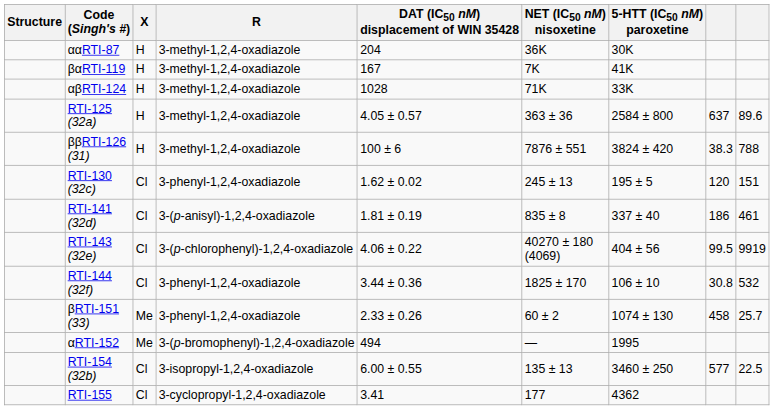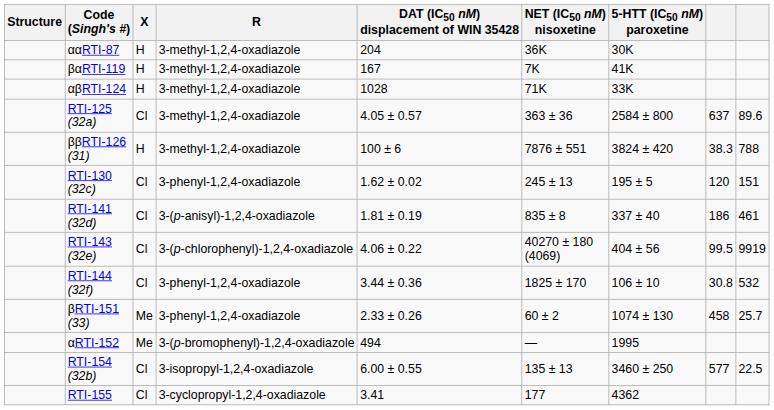(140, 115) H -> (142, 115) Cl
